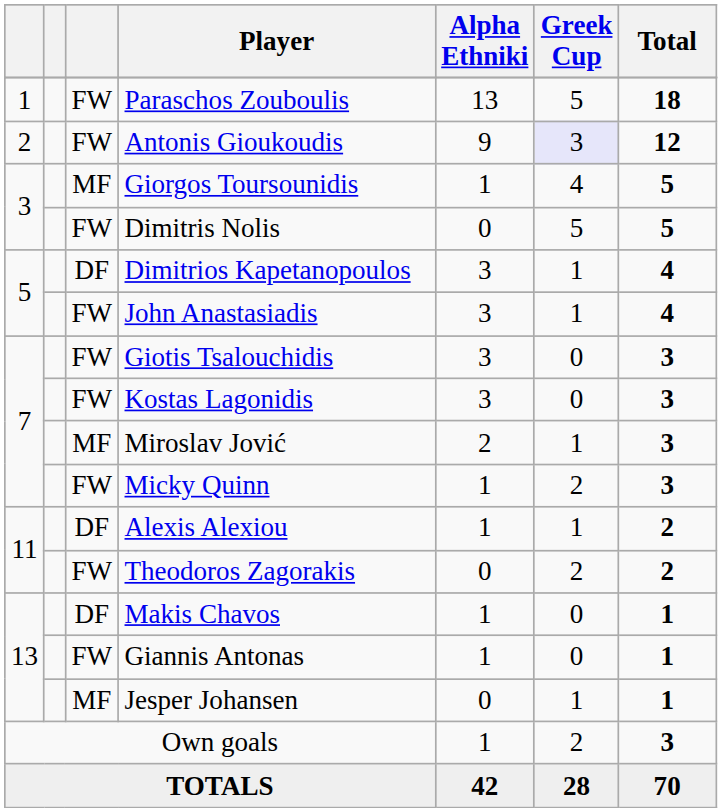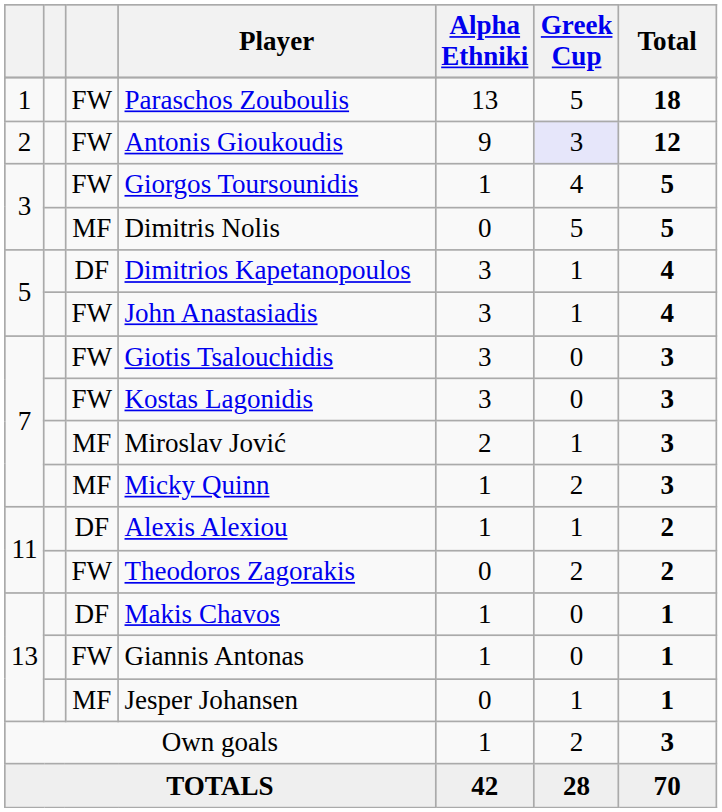(92, 185) MF -> (92, 185) FW
(92, 227) FW -> (92, 227) MF
(92, 485) FW -> (92, 485) MF
